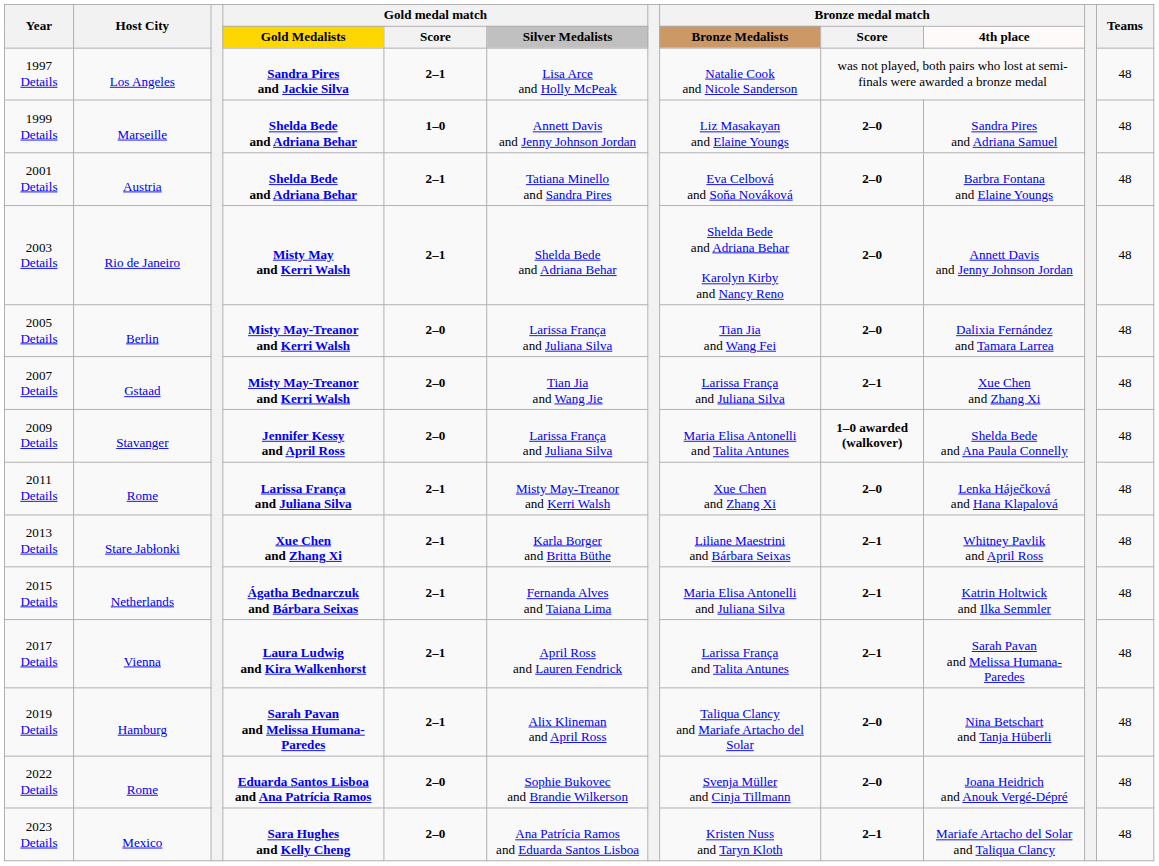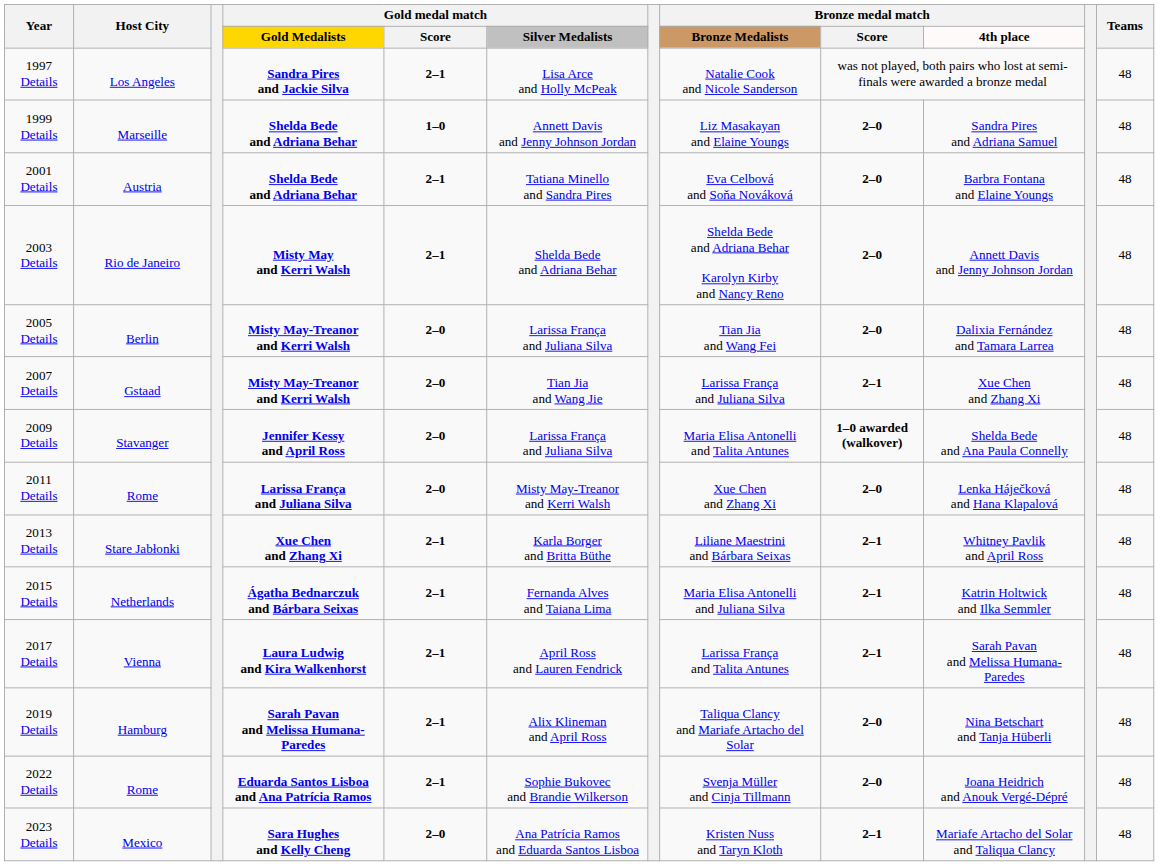(435, 488) 2–1 -> (435, 488) 2–0
(435, 782) 2–0 -> (435, 782) 2–1
